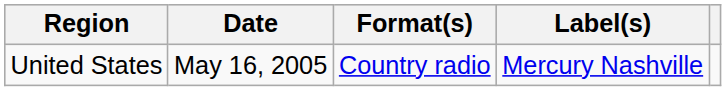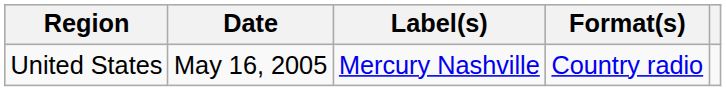columns swapped: (415, 24) <-> (603, 24)
